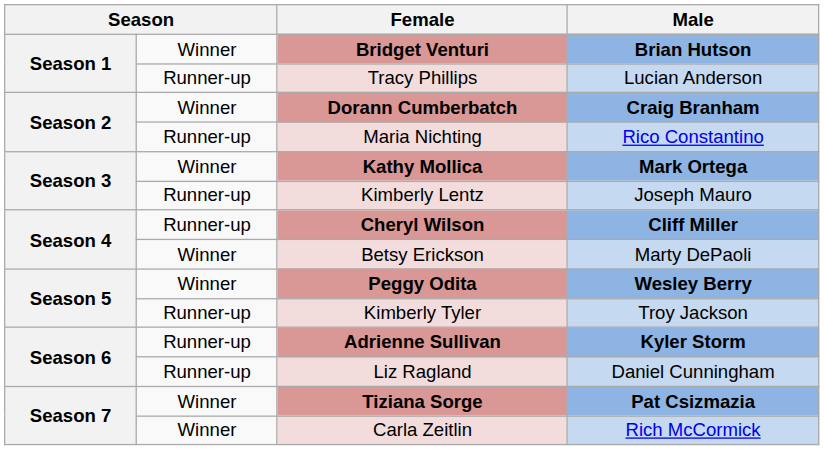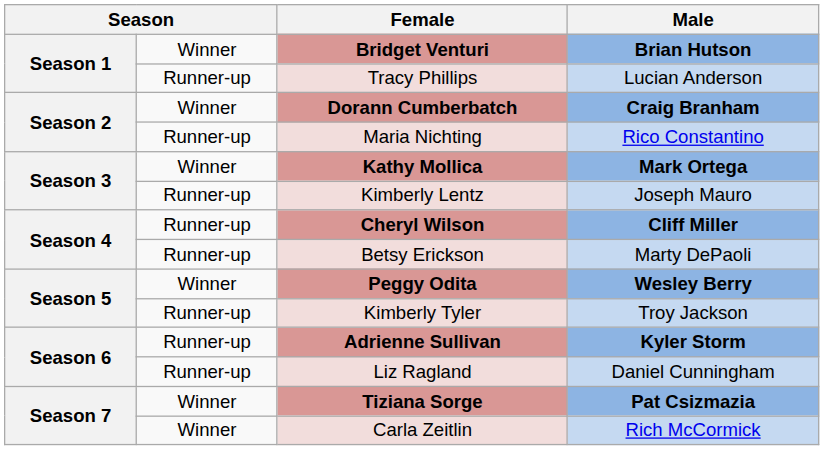(207, 254) Winner -> (207, 254) Runner-up
